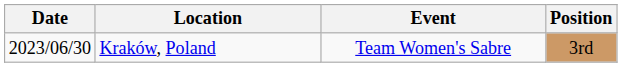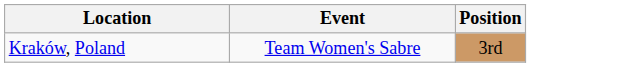- column: (50, 18)
